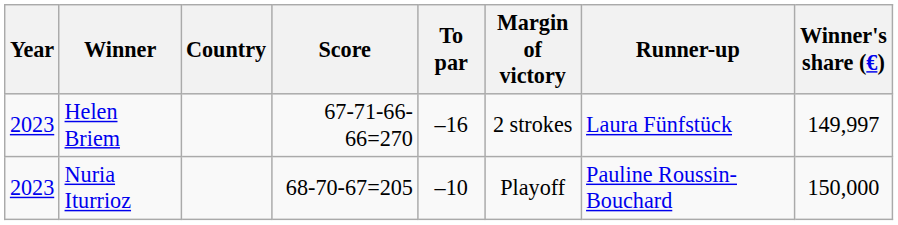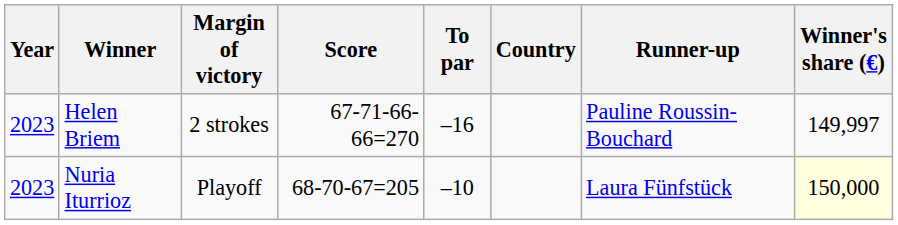columns swapped: (226, 49) <-> (533, 49)
(659, 125) Laura Fünfstück -> (662, 125) Pauline Roussin-Bouchard
(662, 188) Pauline Roussin-Bouchard -> (659, 188) Laura Fünfstück
(843, 188) no background -> (843, 188) lightyellow background
